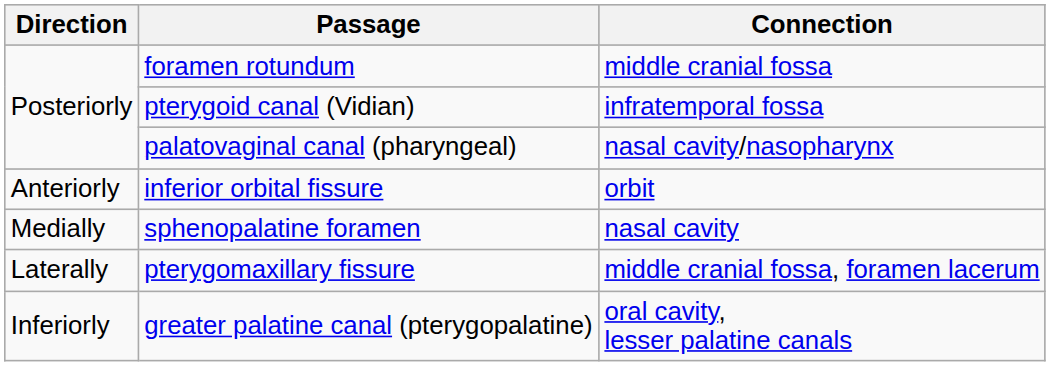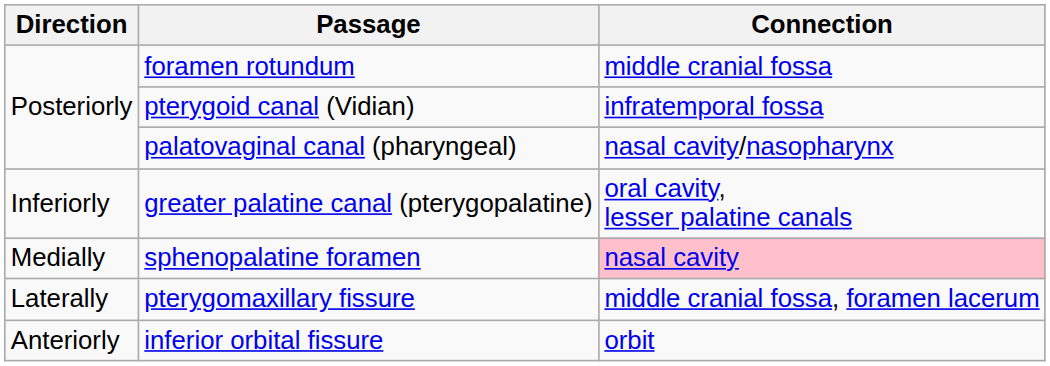rows swapped: (264, 188) <-> (368, 325)
(672, 229) no background -> (672, 258) pink background
